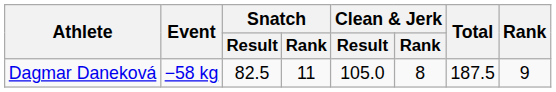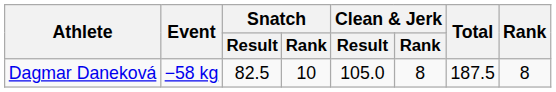(306, 73) 11 -> (306, 73) 10
(525, 73) 9 -> (525, 73) 8
